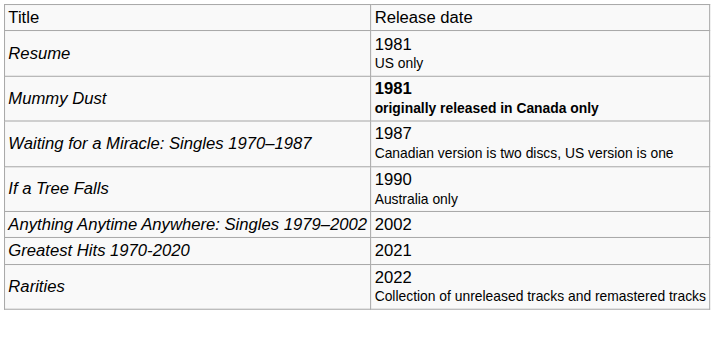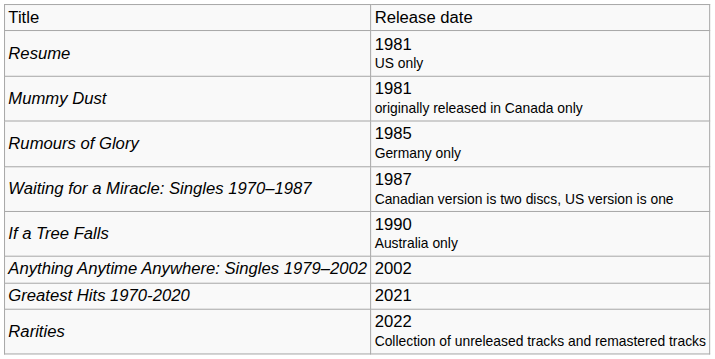(487, 98) bold -> (479, 98) normal
+ row: (74, 143)
